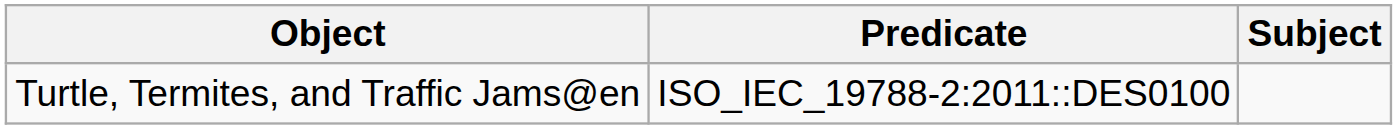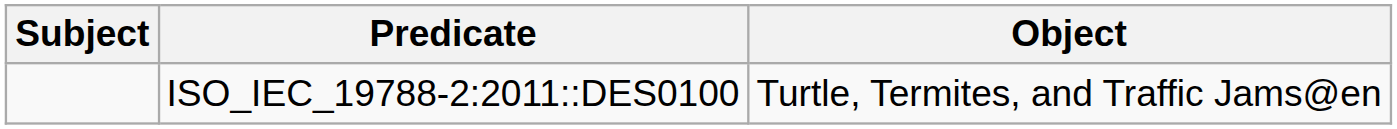columns swapped: (1315, 33) <-> (328, 33)
